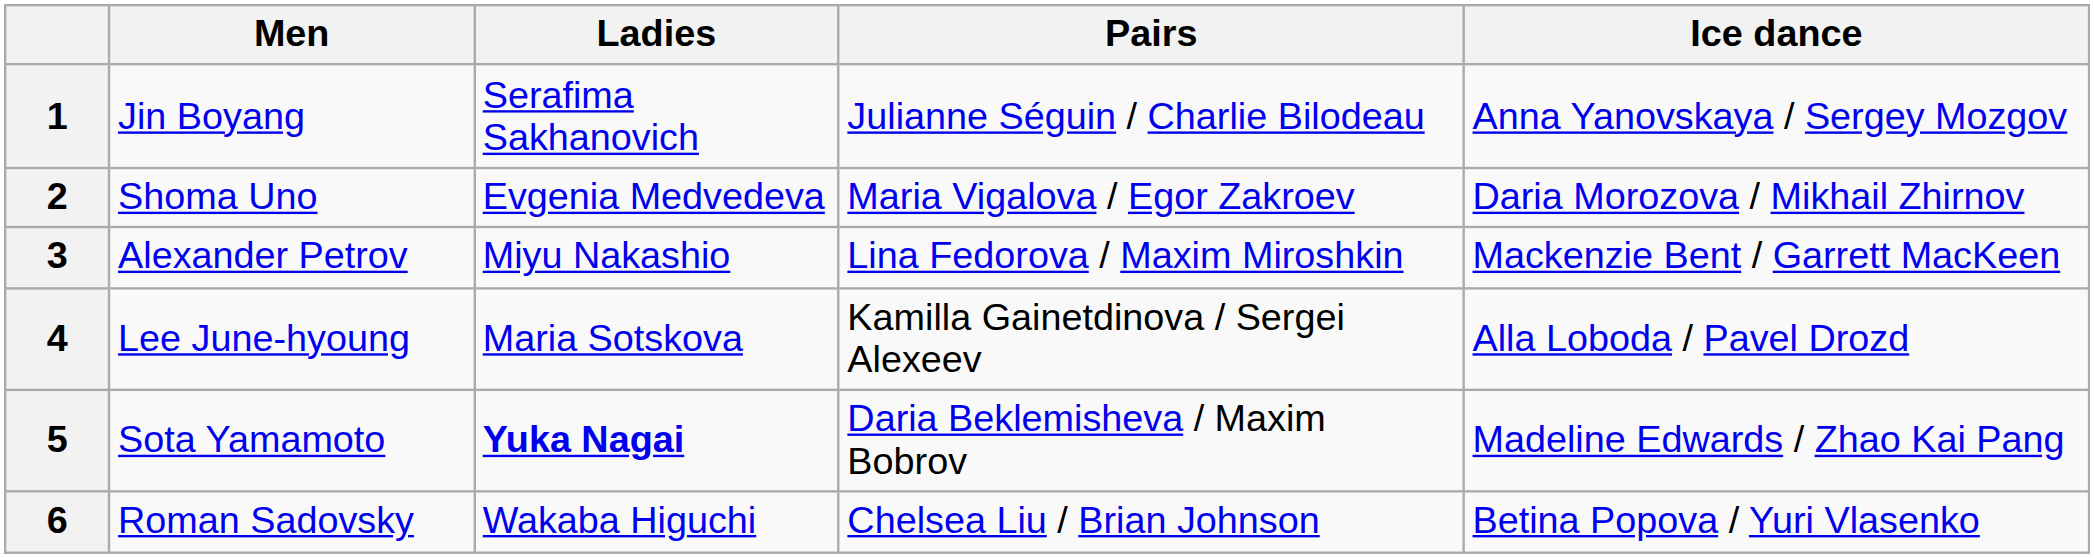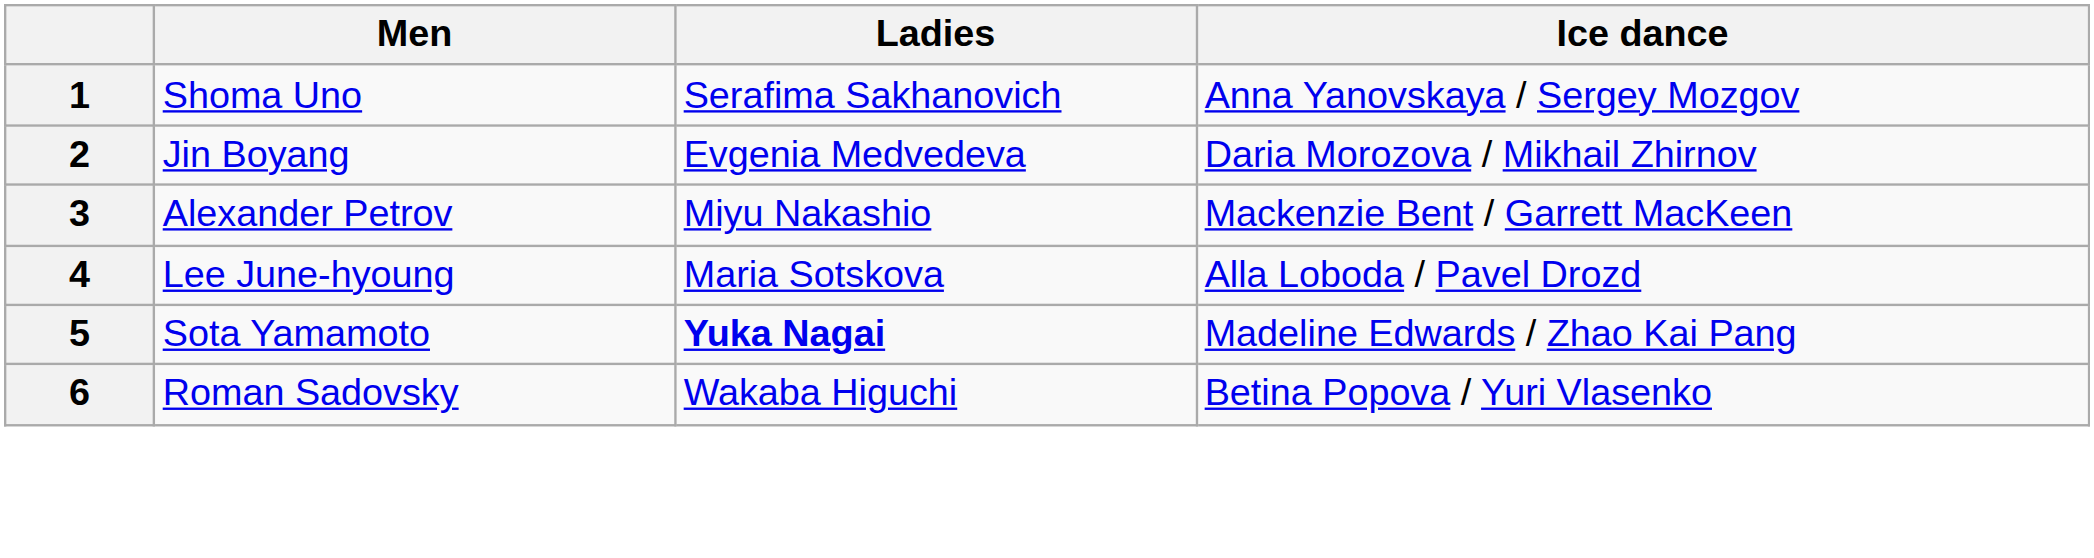- column: (1151, 34)
(211, 115) Jin Boyang -> (262, 94) Shoma Uno
(218, 196) Shoma Uno -> (256, 154) Jin Boyang
